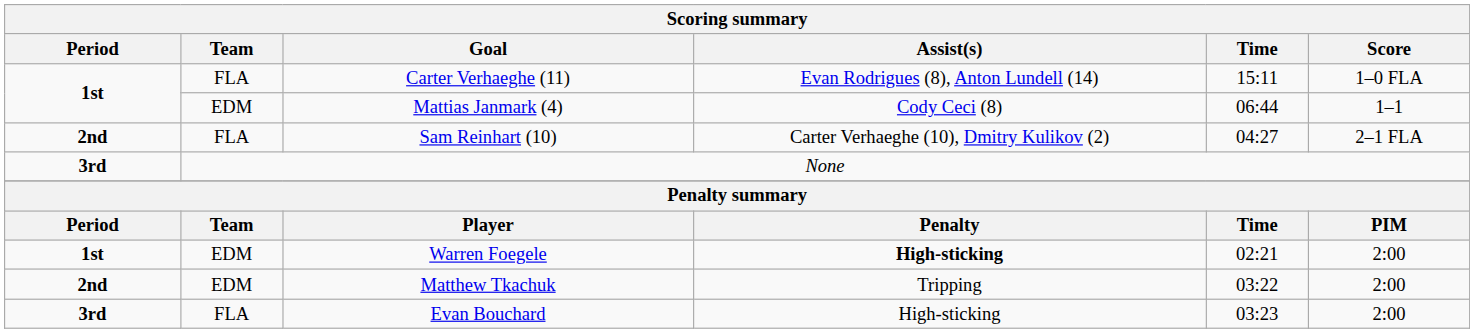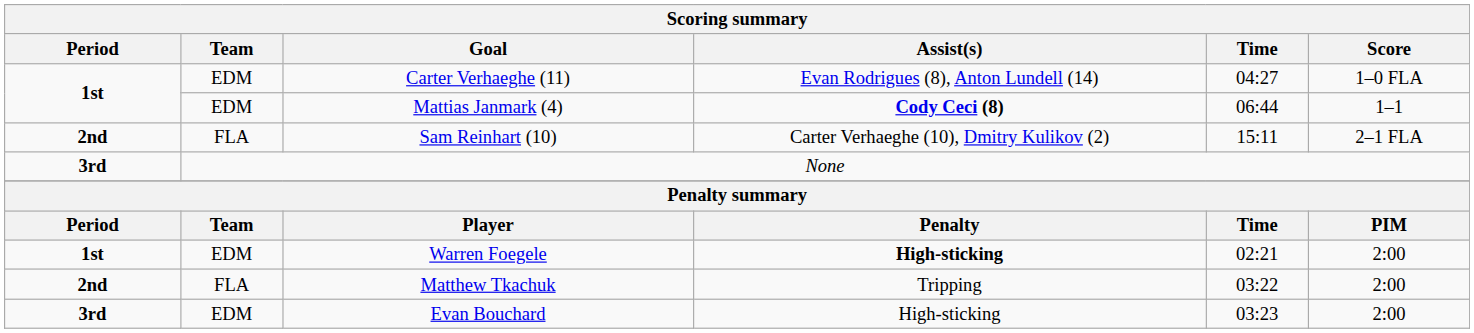(232, 78) FLA -> (232, 78) EDM
(1257, 78) 15:11 -> (1257, 78) 04:27
(950, 107) normal -> (950, 107) bold
(1257, 136) 04:27 -> (1257, 136) 15:11
(232, 284) EDM -> (232, 284) FLA
(232, 313) FLA -> (232, 313) EDM
